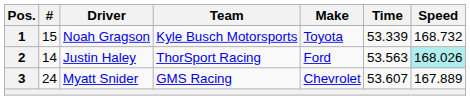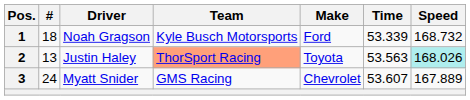(49, 36) 15 -> (49, 36) 18
(323, 36) Toyota -> (317, 36) Ford
(49, 58) 14 -> (49, 58) 13
(209, 58) no background -> (209, 58) lightsalmon background
(317, 58) Ford -> (323, 58) Toyota
